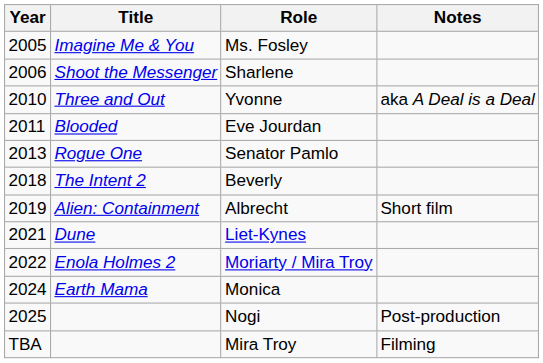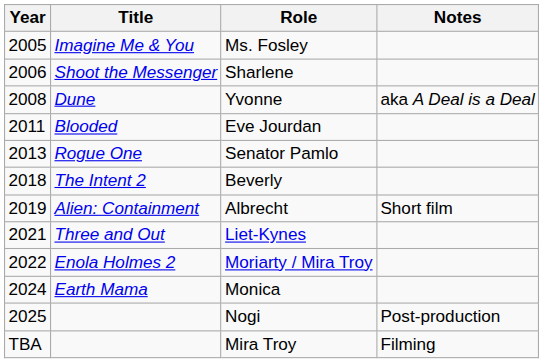(28, 99) 2010 -> (28, 99) 2008
(110, 99) Three and Out -> (75, 99) Dune
(75, 235) Dune -> (110, 235) Three and Out
